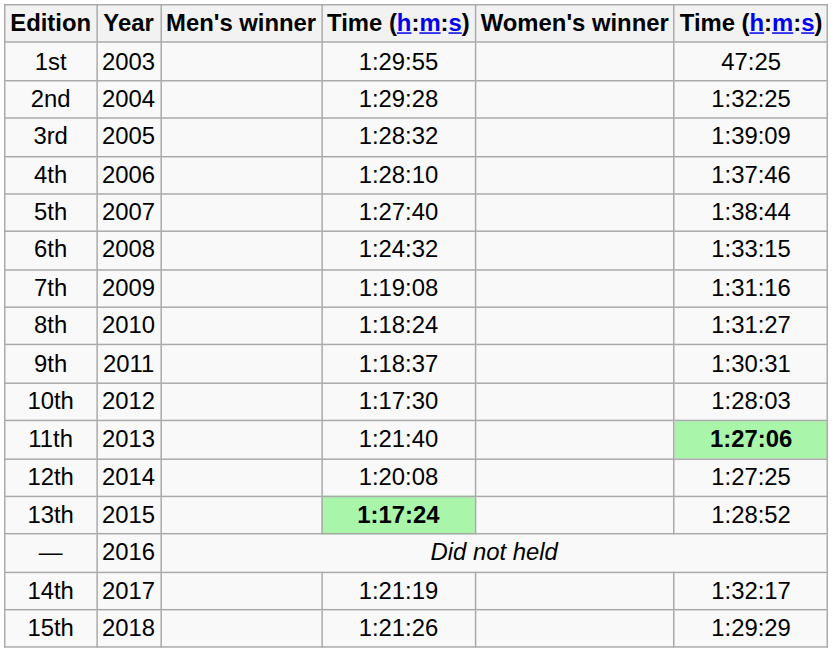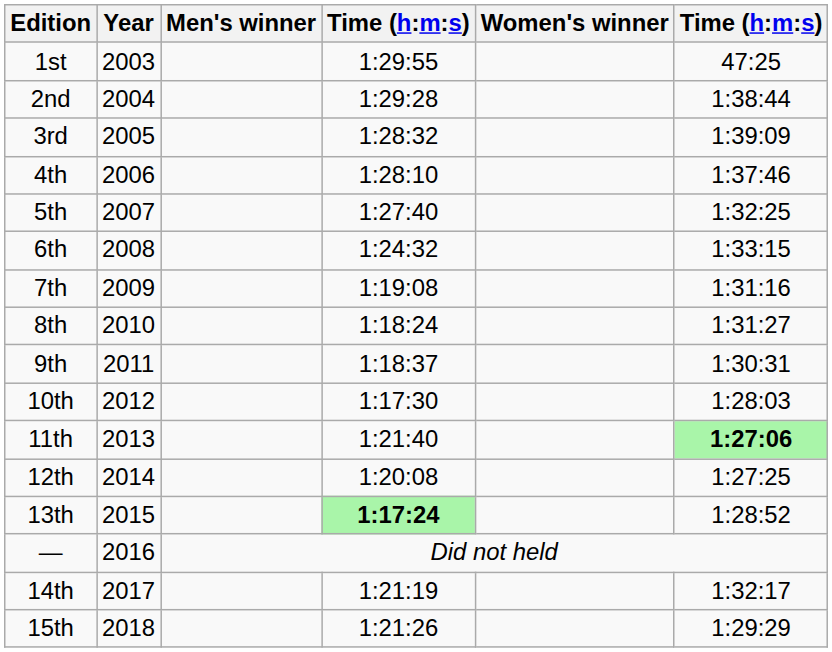(751, 99) 1:32:25 -> (751, 99) 1:38:44
(751, 212) 1:38:44 -> (751, 212) 1:32:25
